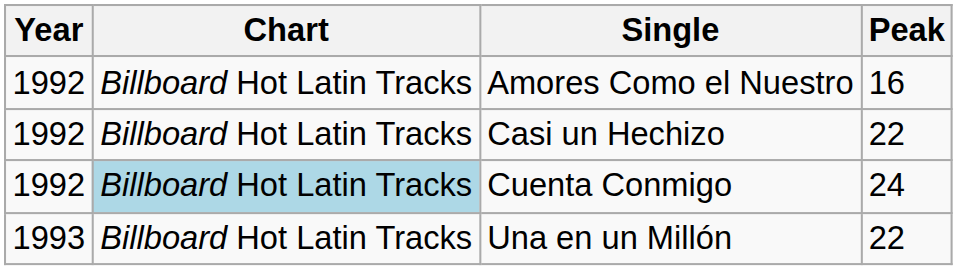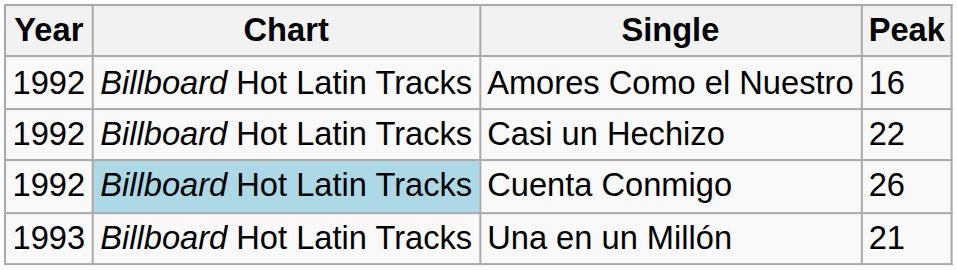(887, 185) 24 -> (887, 185) 26
(887, 237) 22 -> (887, 237) 21
